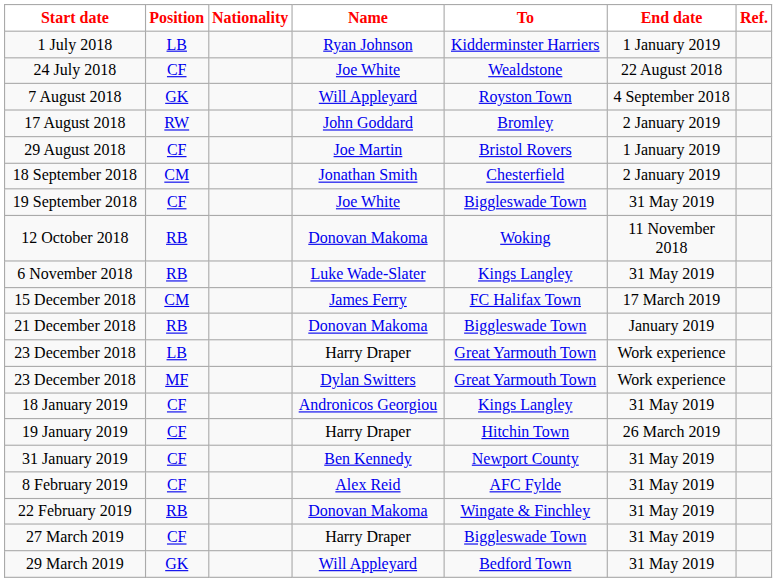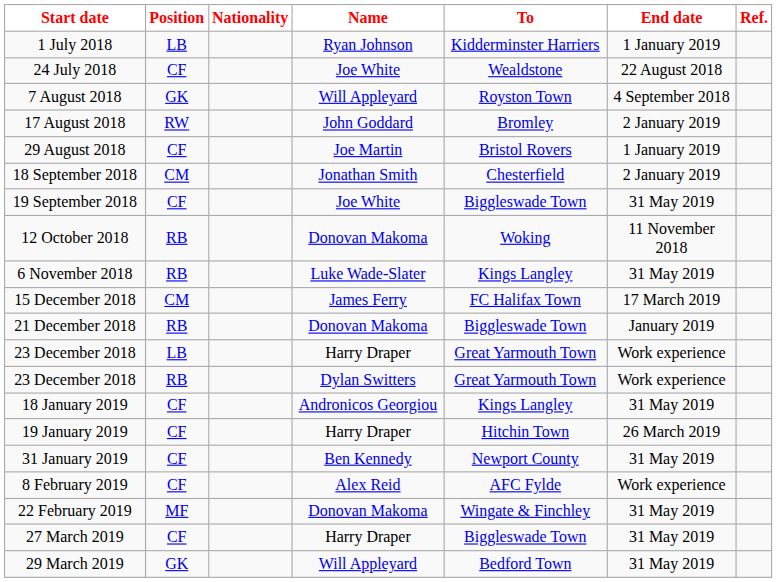(177, 379) MF -> (177, 379) RB
(672, 485) 31 May 2019 -> (672, 485) Work experience
(177, 511) RB -> (177, 511) MF
